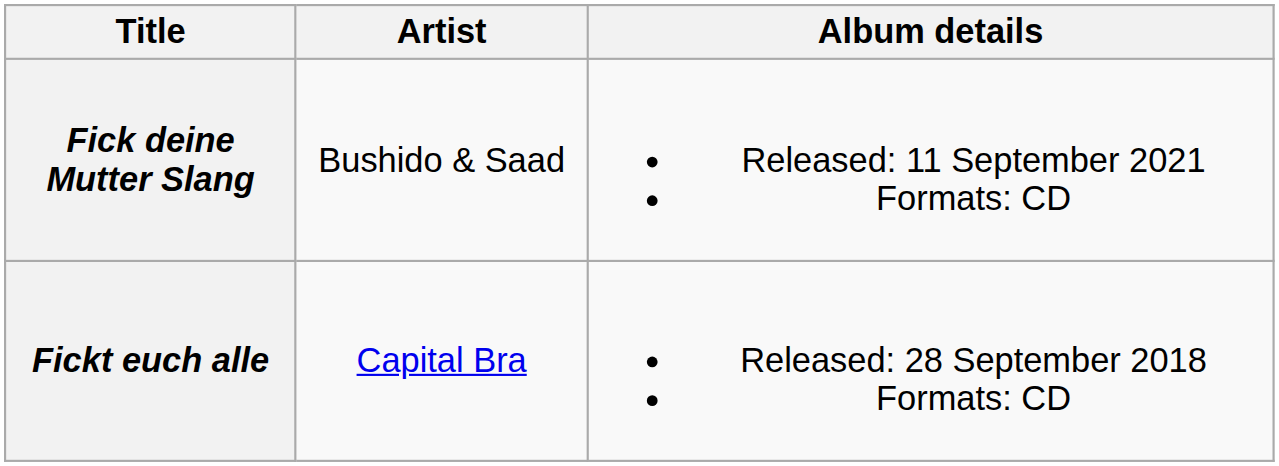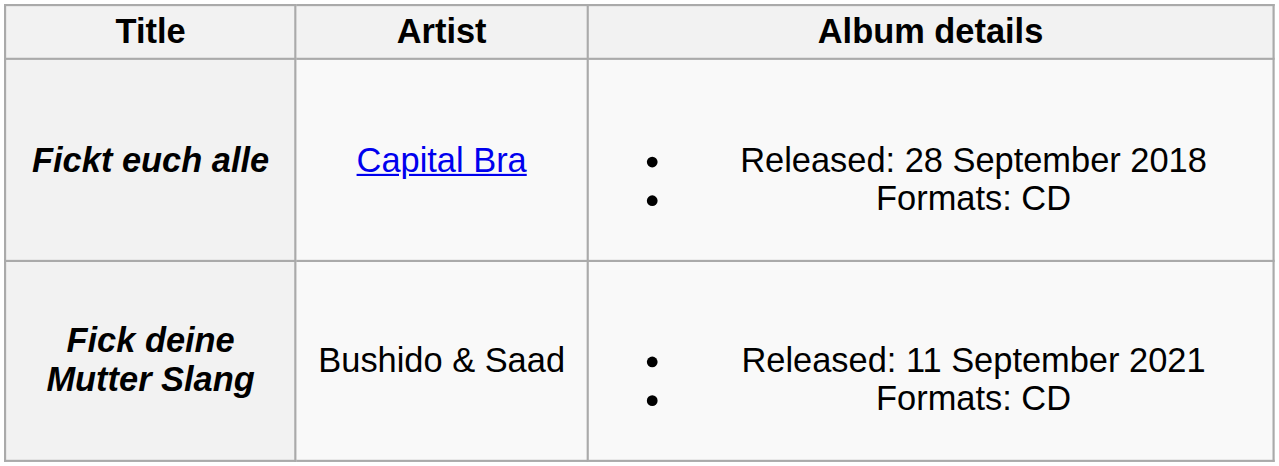rows swapped: (151, 360) <-> (151, 159)
